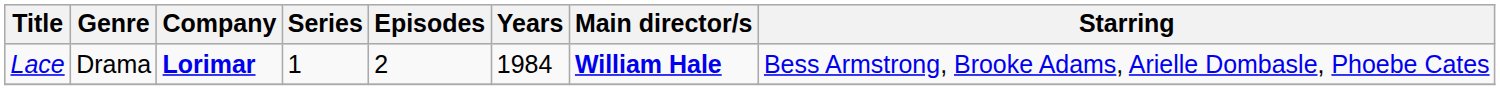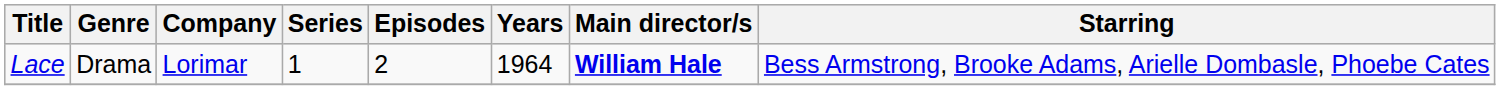(209, 63) bold -> (205, 63) normal
(525, 63) 1984 -> (525, 63) 1964
